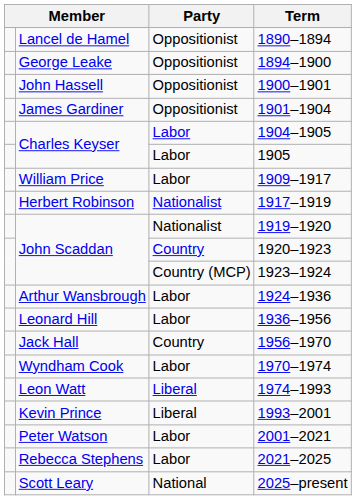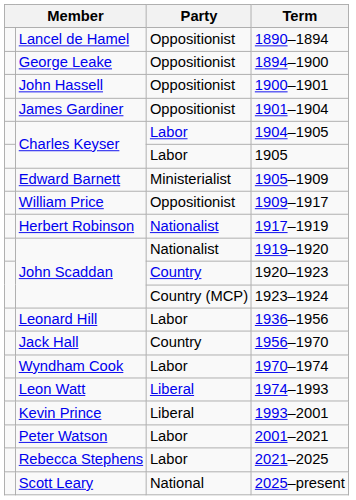+ row: (292, 179)
(171, 179) Labor -> (192, 202) Oppositionist
- row: (294, 296)
